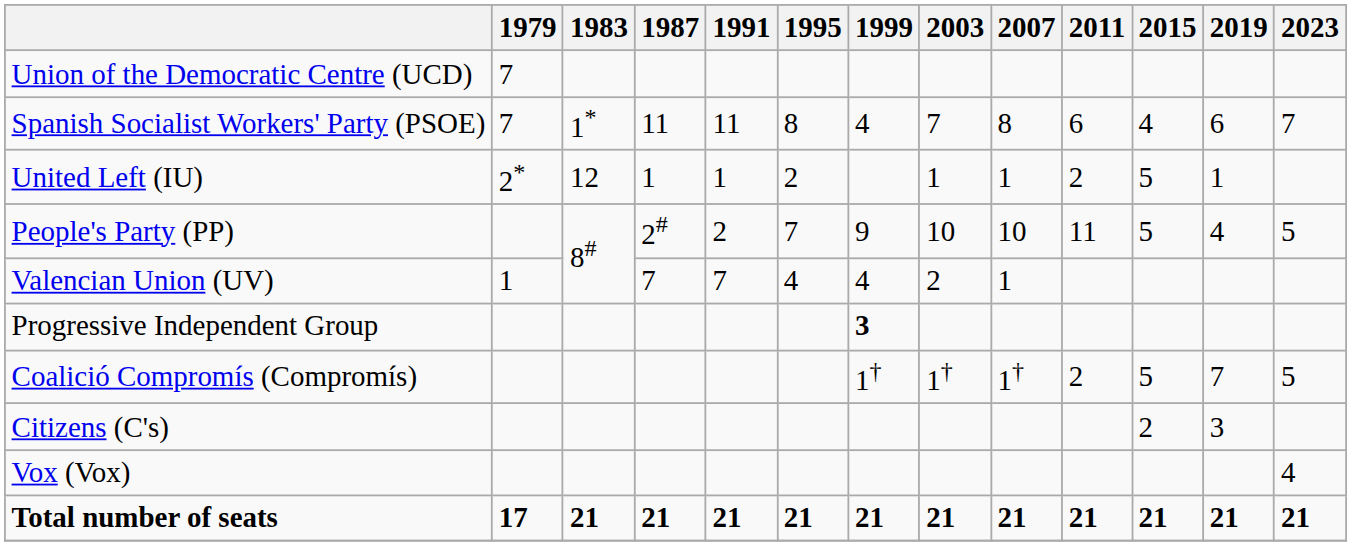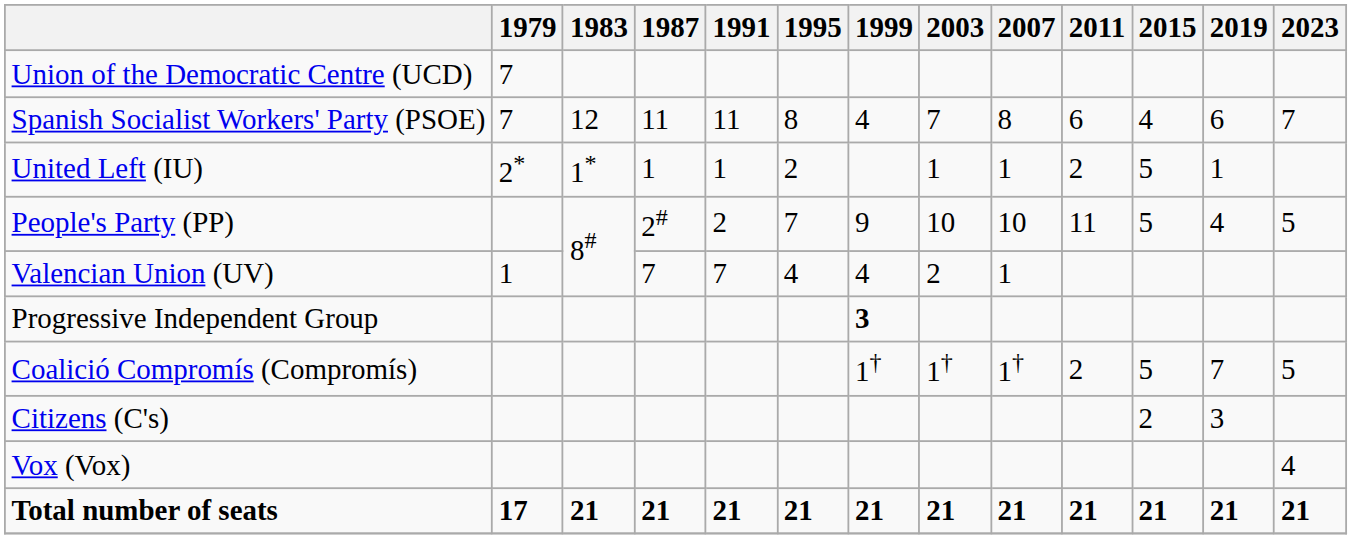(583, 123) 1* -> (584, 119) 12
(584, 176) 12 -> (583, 169) 1*
